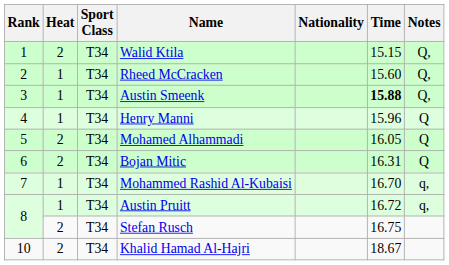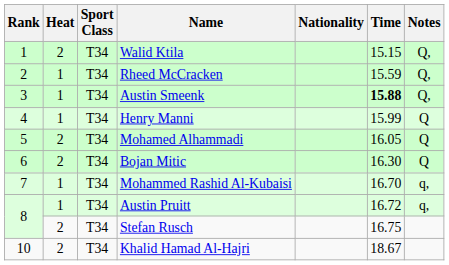(386, 74) 15.60 -> (386, 74) 15.59
(386, 118) 15.96 -> (386, 118) 15.99
(386, 161) 16.31 -> (386, 161) 16.30
